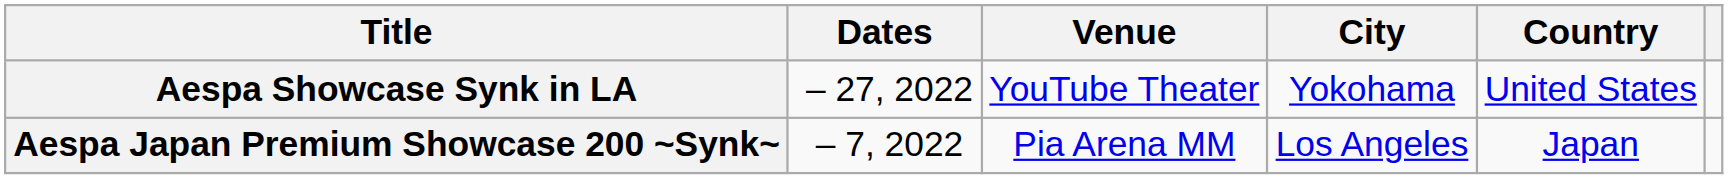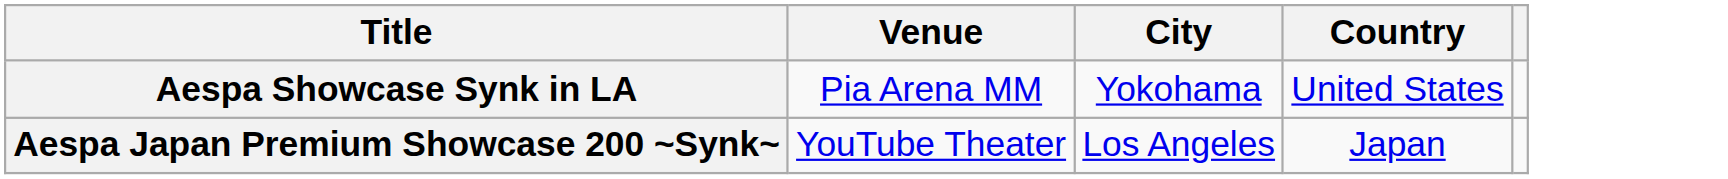- column: (885, 32)
(1124, 88) YouTube Theater -> (931, 88) Pia Arena MM
(1124, 144) Pia Arena MM -> (931, 144) YouTube Theater
